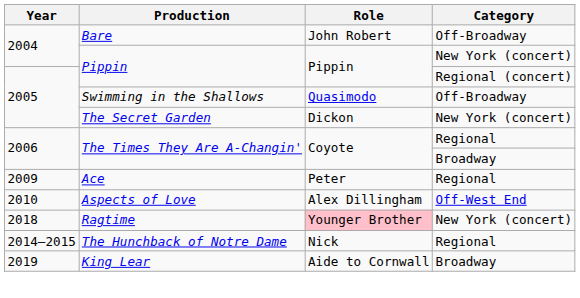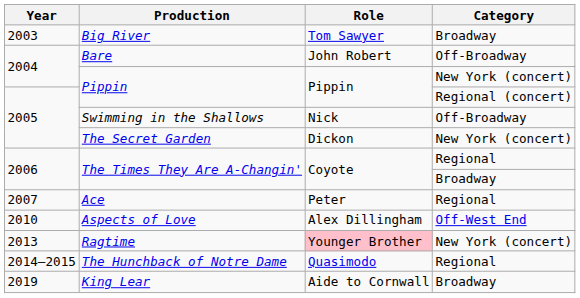+ row: (116, 35)
(342, 97) Quasimodo -> (323, 118) Nick
(23, 179) 2009 -> (23, 200) 2007
(23, 220) 2018 -> (23, 241) 2013
(323, 241) Nick -> (342, 261) Quasimodo
